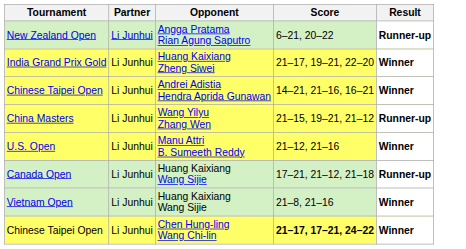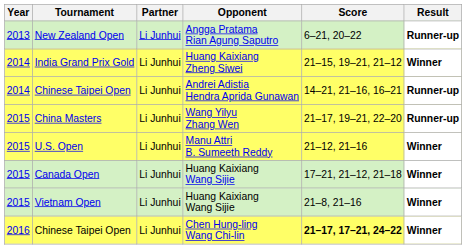+ column: (18, 13)
(325, 63) 21–17, 19–21, 22–20 -> (353, 63) 21–15, 19–21, 21–12
(396, 91) Winner -> (433, 91) Runner-up
(325, 119) 21–15, 19–21, 21–12 -> (353, 119) 21–17, 19–21, 22–20
(405, 175) Runner-up -> (424, 175) Winner
